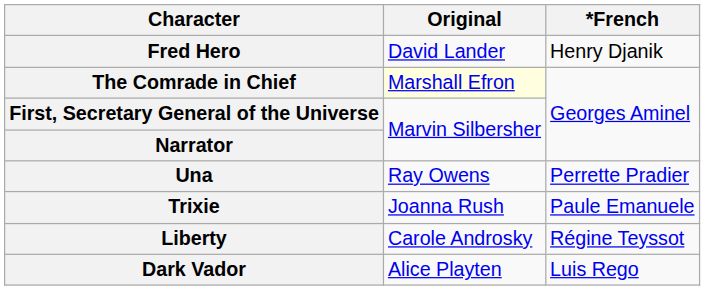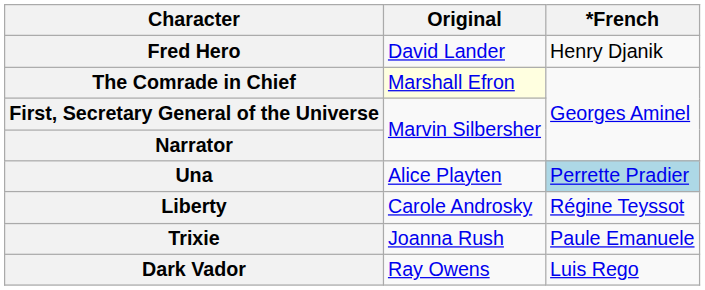(439, 176) Ray Owens -> (445, 176) Alice Playten
(620, 176) no background -> (620, 176) lightblue background
rows swapped: (194, 238) <-> (194, 207)
(445, 269) Alice Playten -> (439, 269) Ray Owens
